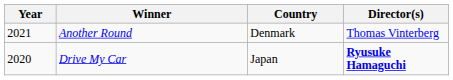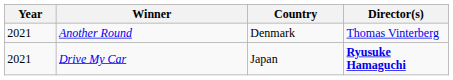(19, 58) 2020 -> (19, 58) 2021
